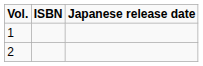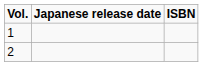columns swapped: (132, 14) <-> (48, 14)
